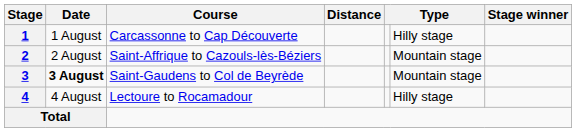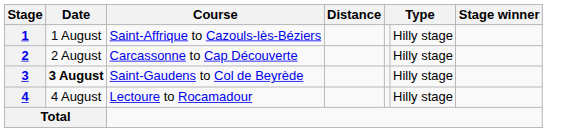(204, 35) Carcassonne to Cap Découverte -> (215, 35) Saint-Affrique to Cazouls-lès-Béziers
(215, 55) Saint-Affrique to Cazouls-lès-Béziers -> (204, 55) Carcassonne to Cap Découverte
(437, 55) Mountain stage -> (423, 55) Hilly stage
(437, 76) Mountain stage -> (423, 76) Hilly stage
